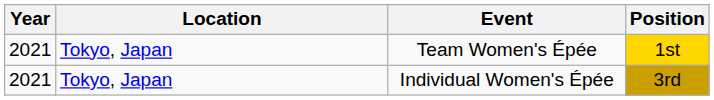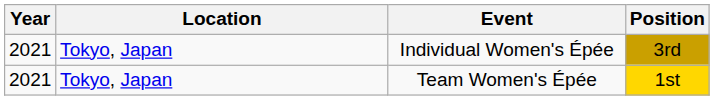rows swapped: (507, 79) <-> (507, 49)
